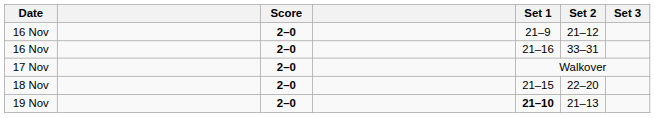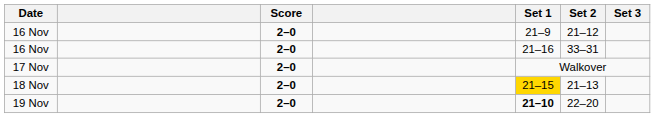(538, 86) no background -> (538, 86) gold background
(583, 86) 22–20 -> (583, 86) 21–13
(583, 104) 21–13 -> (583, 104) 22–20
